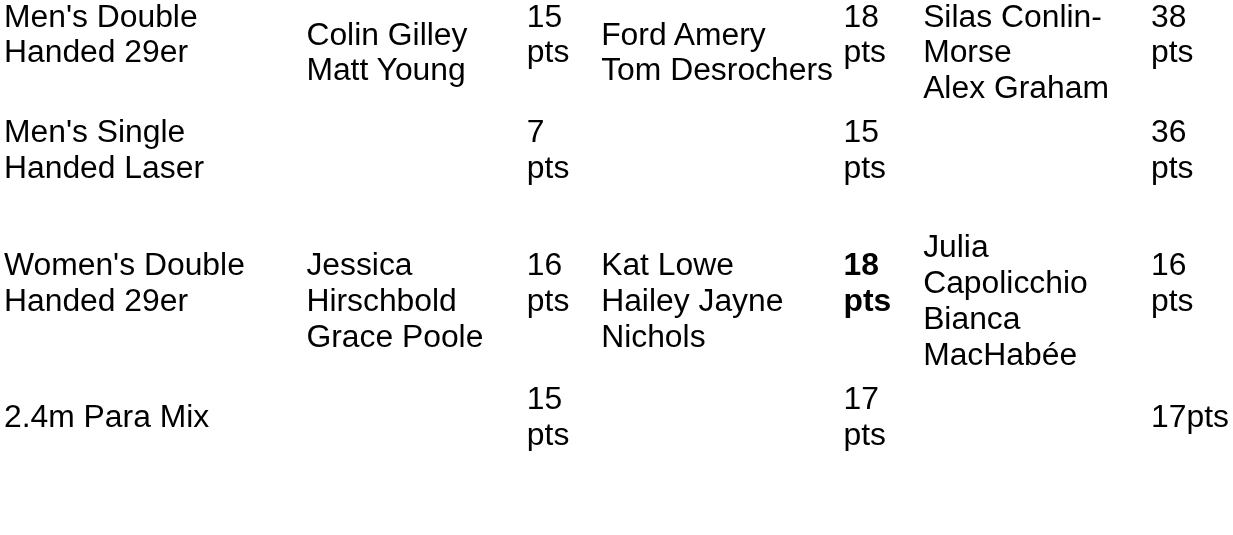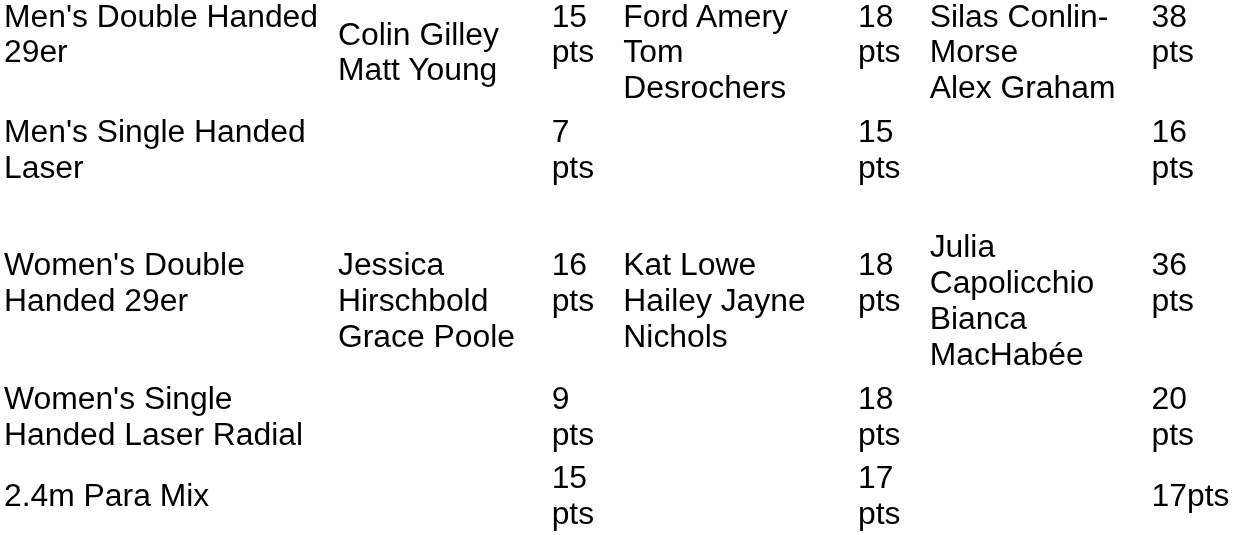(1172, 149) 36 pts -> (1173, 149) 16 pts
(867, 282) bold -> (879, 282) normal
(1172, 282) 16 pts -> (1173, 282) 36 pts
+ row: (154, 416)
